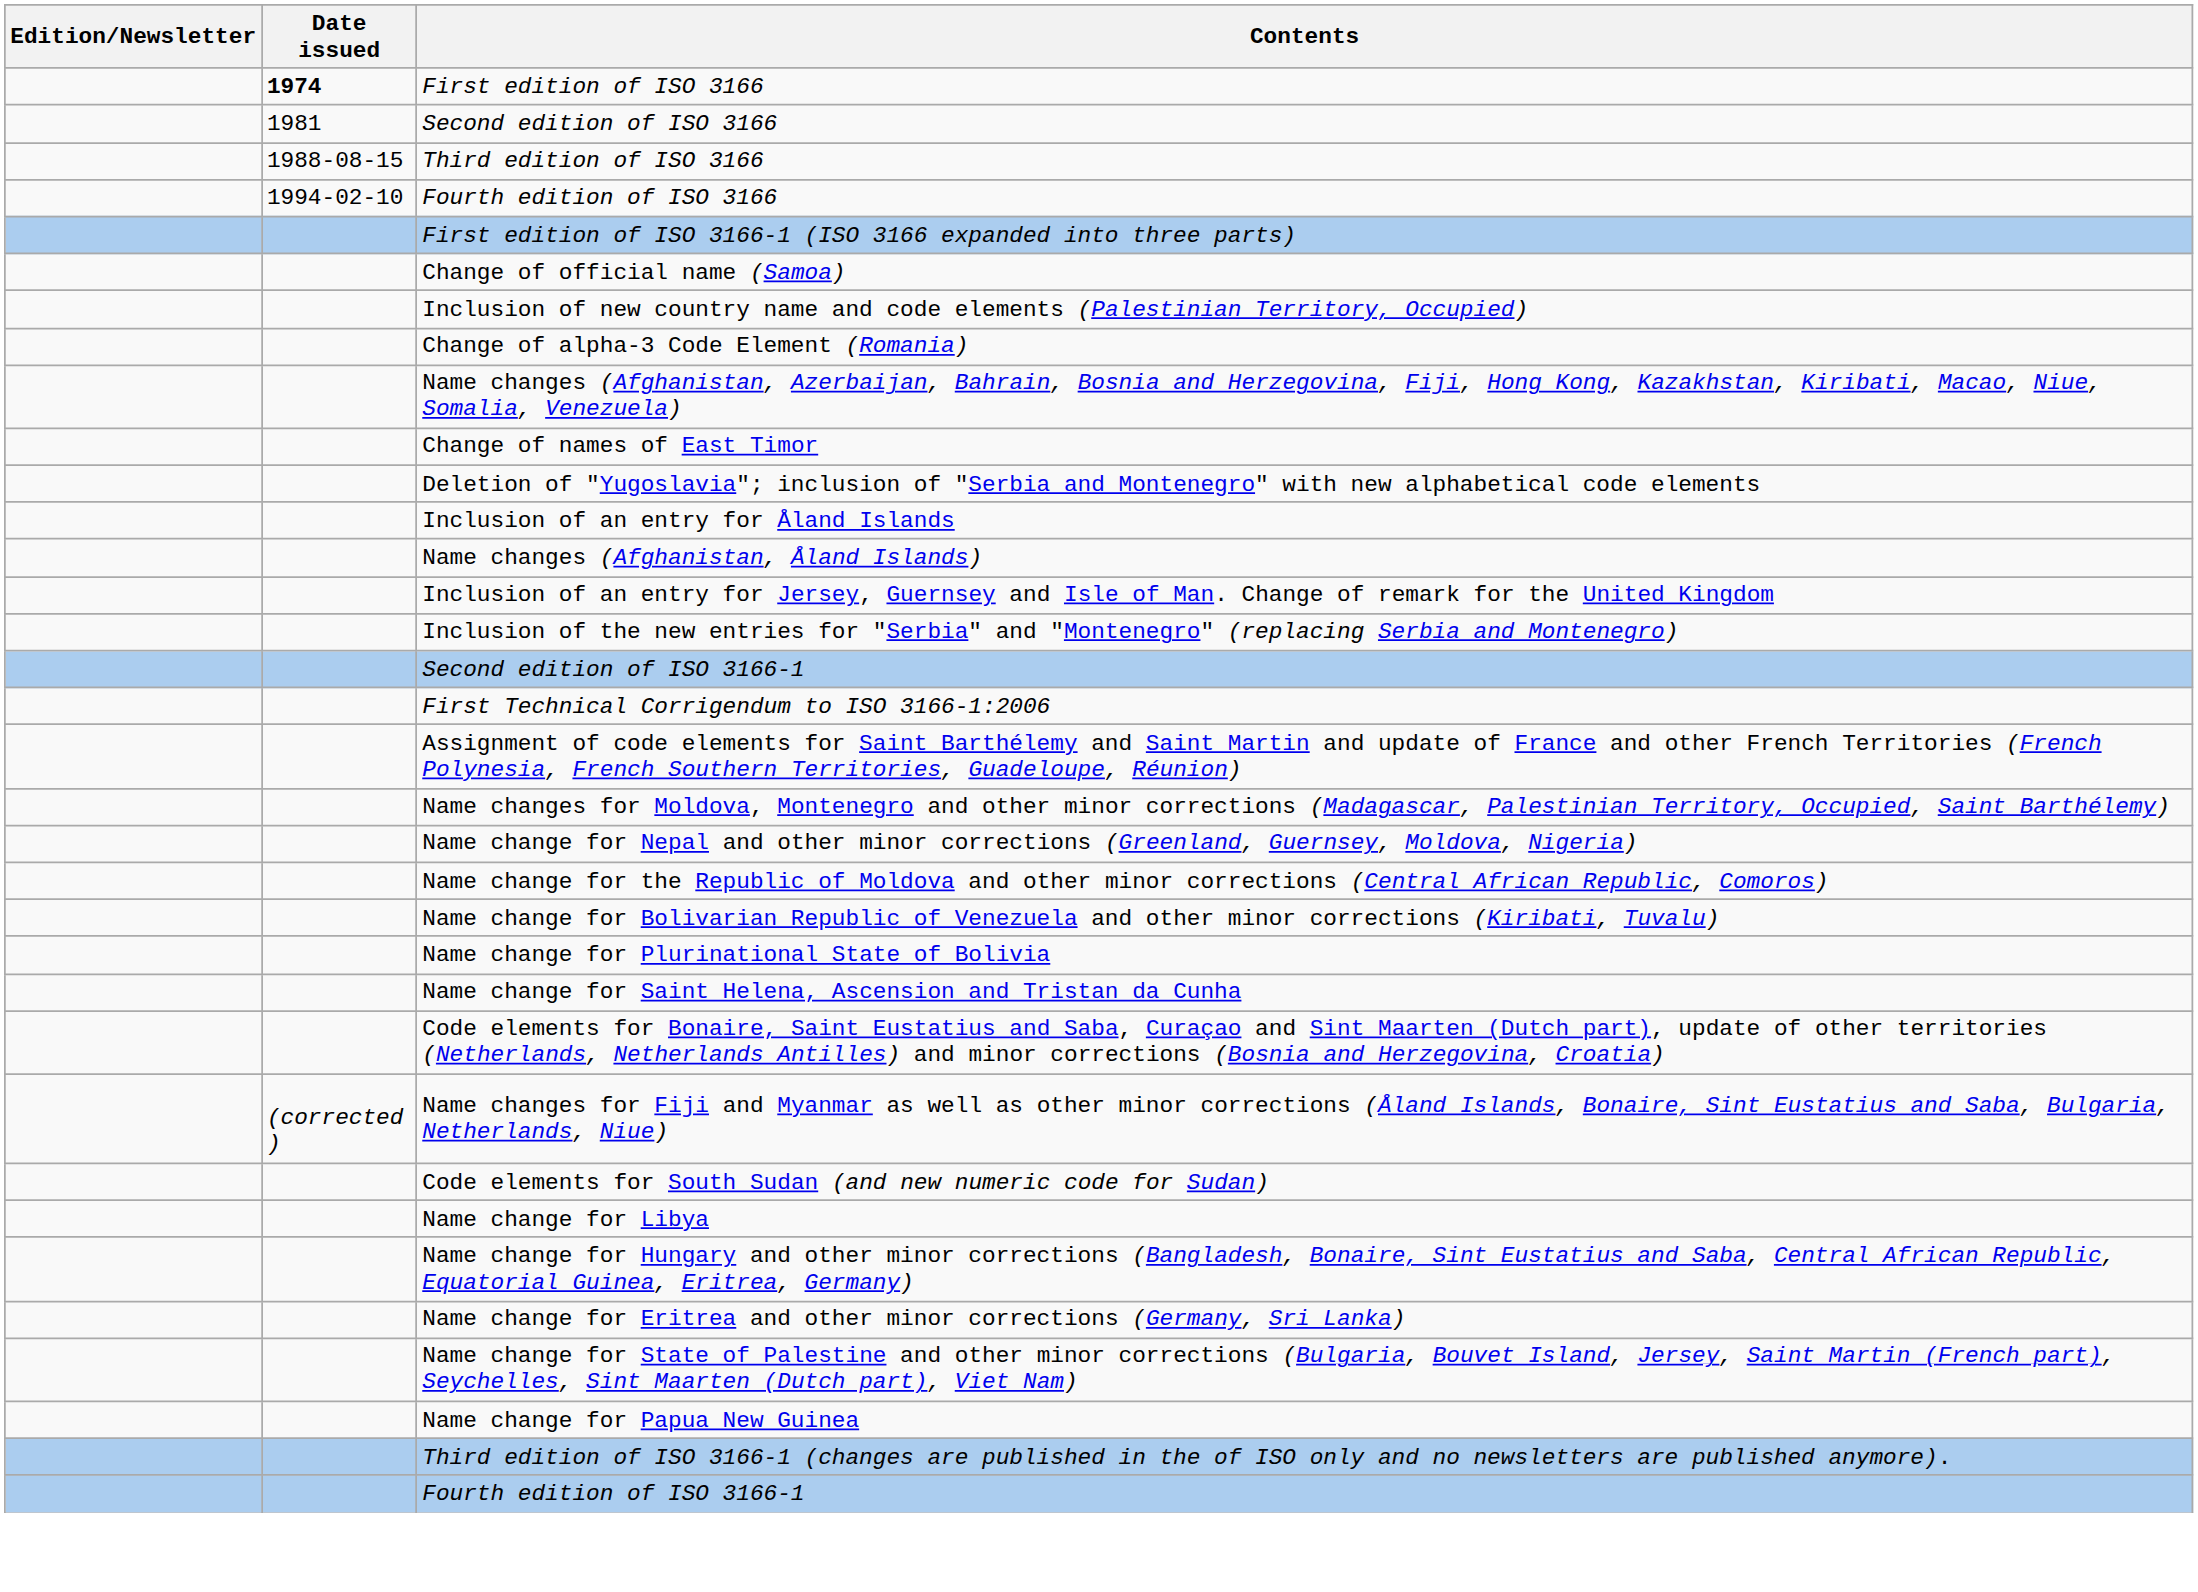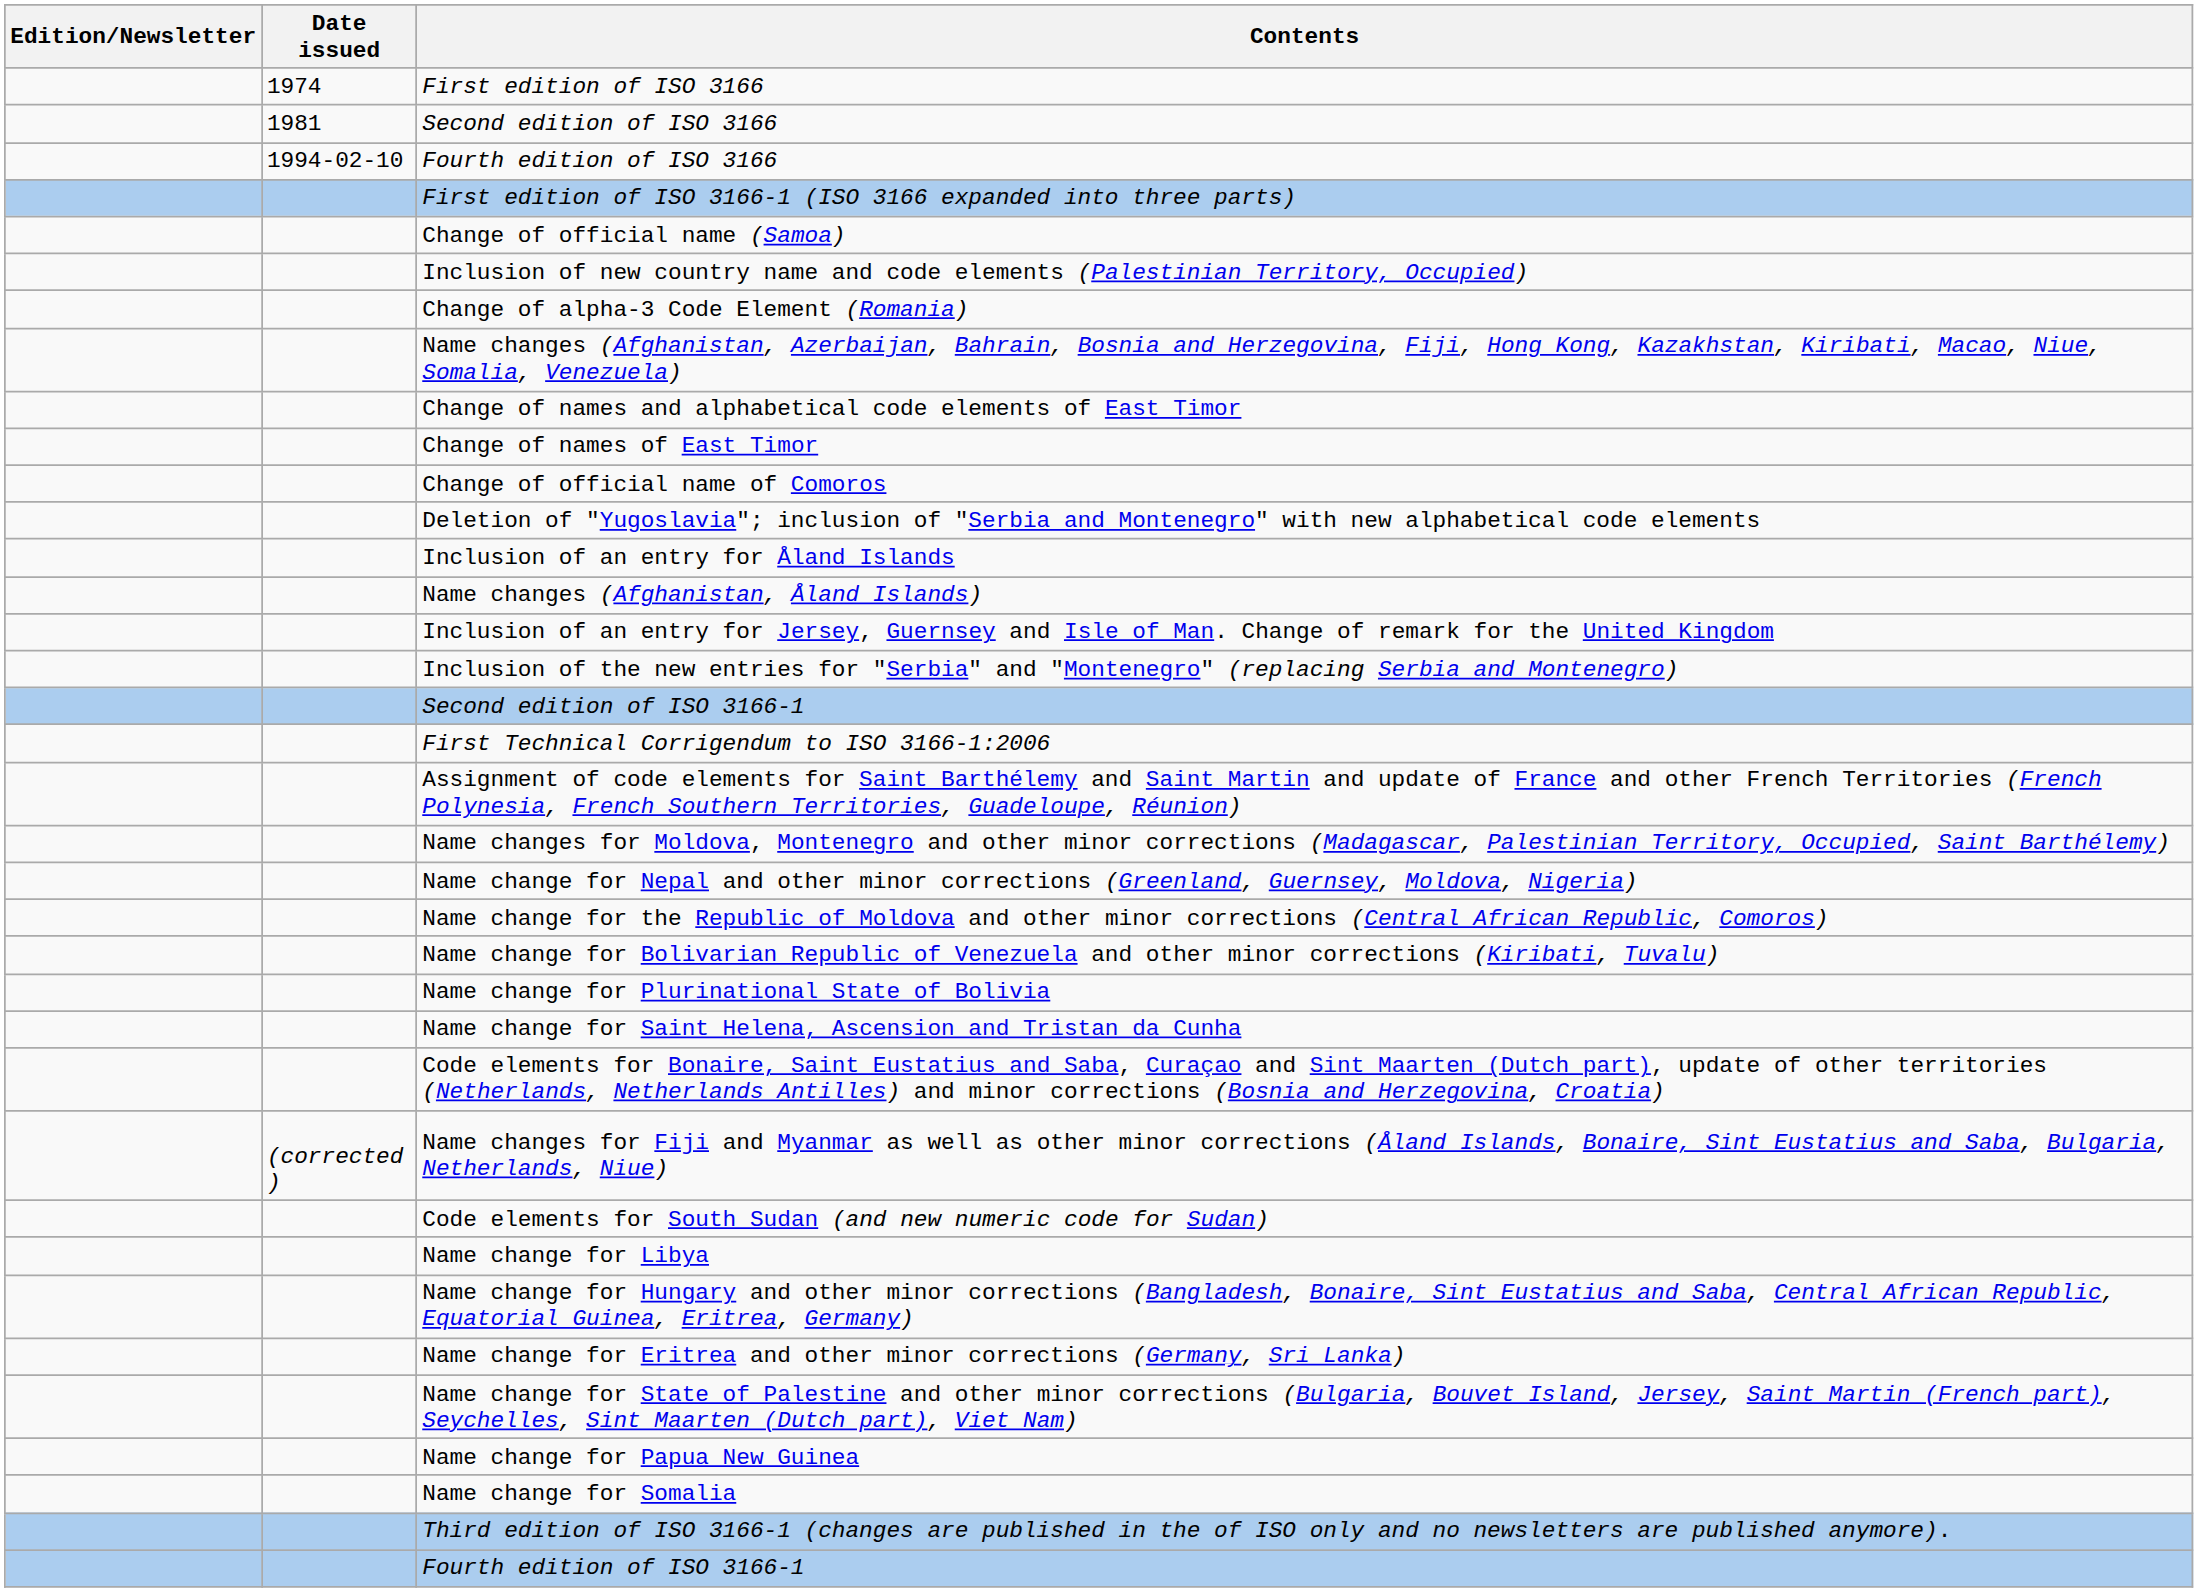(294, 87) bold -> (294, 87) normal
- row: (593, 161)
+ row: (832, 410)
+ row: (654, 484)
+ row: (579, 1494)
